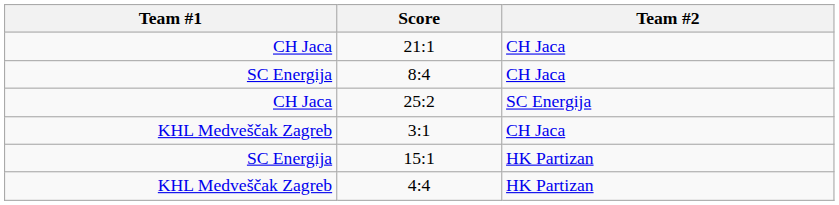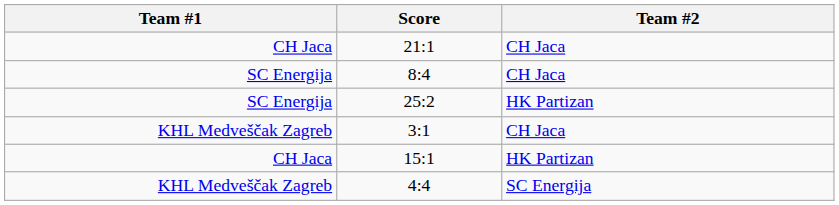(303, 102) CH Jaca -> (290, 102) SC Energija
(549, 102) SC Energija -> (550, 102) HK Partizan
(290, 158) SC Energija -> (303, 158) CH Jaca
(550, 185) HK Partizan -> (549, 185) SC Energija
